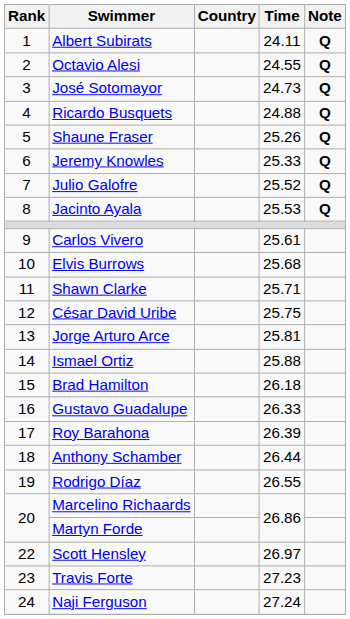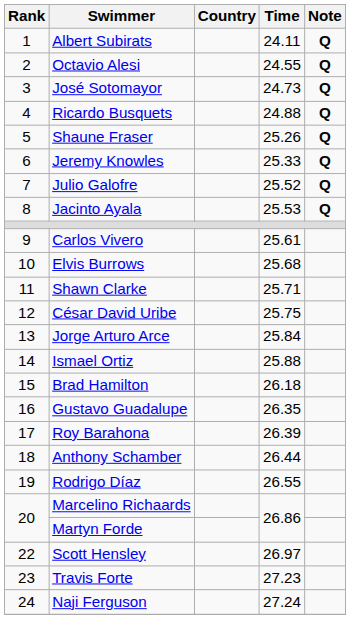(282, 336) 25.81 -> (282, 336) 25.84
(282, 409) 26.33 -> (282, 409) 26.35
